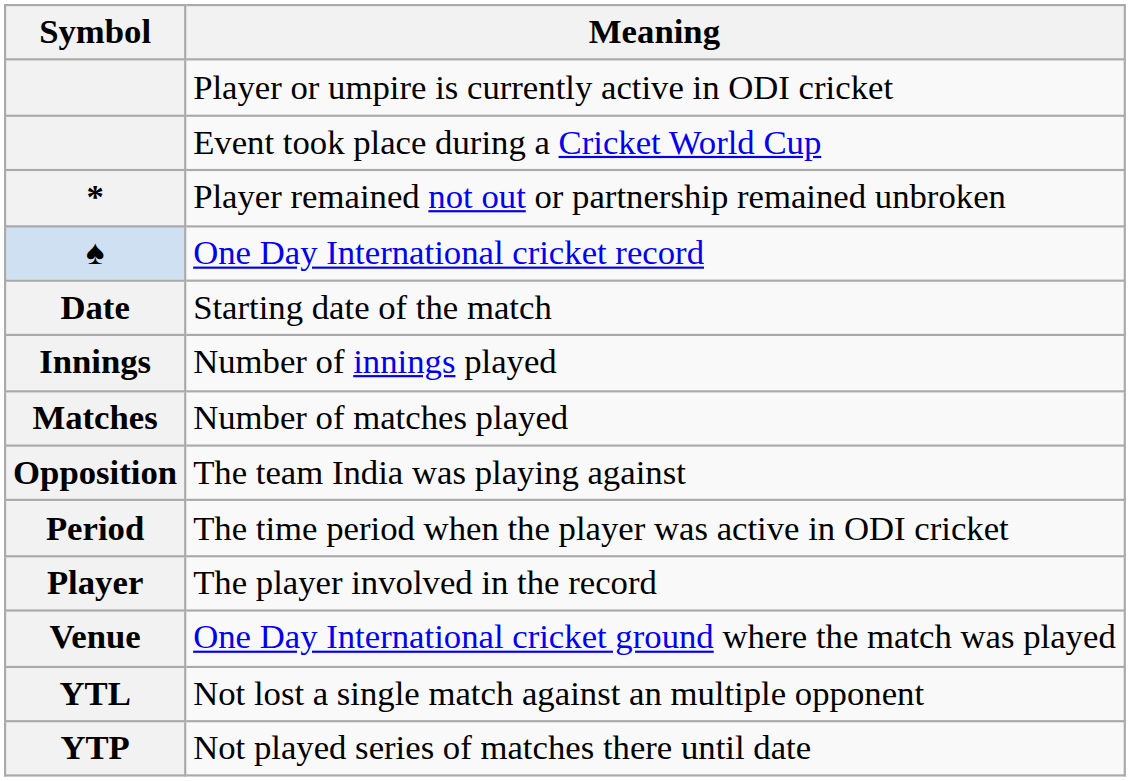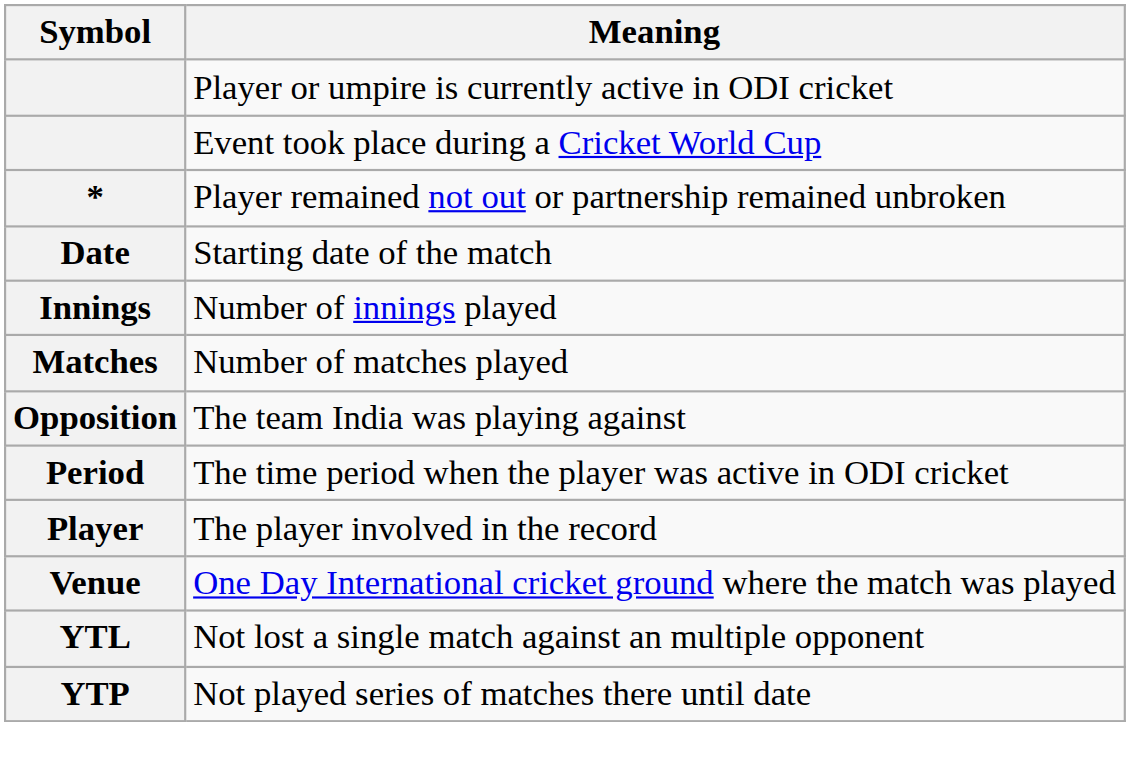- row: (449, 252)
